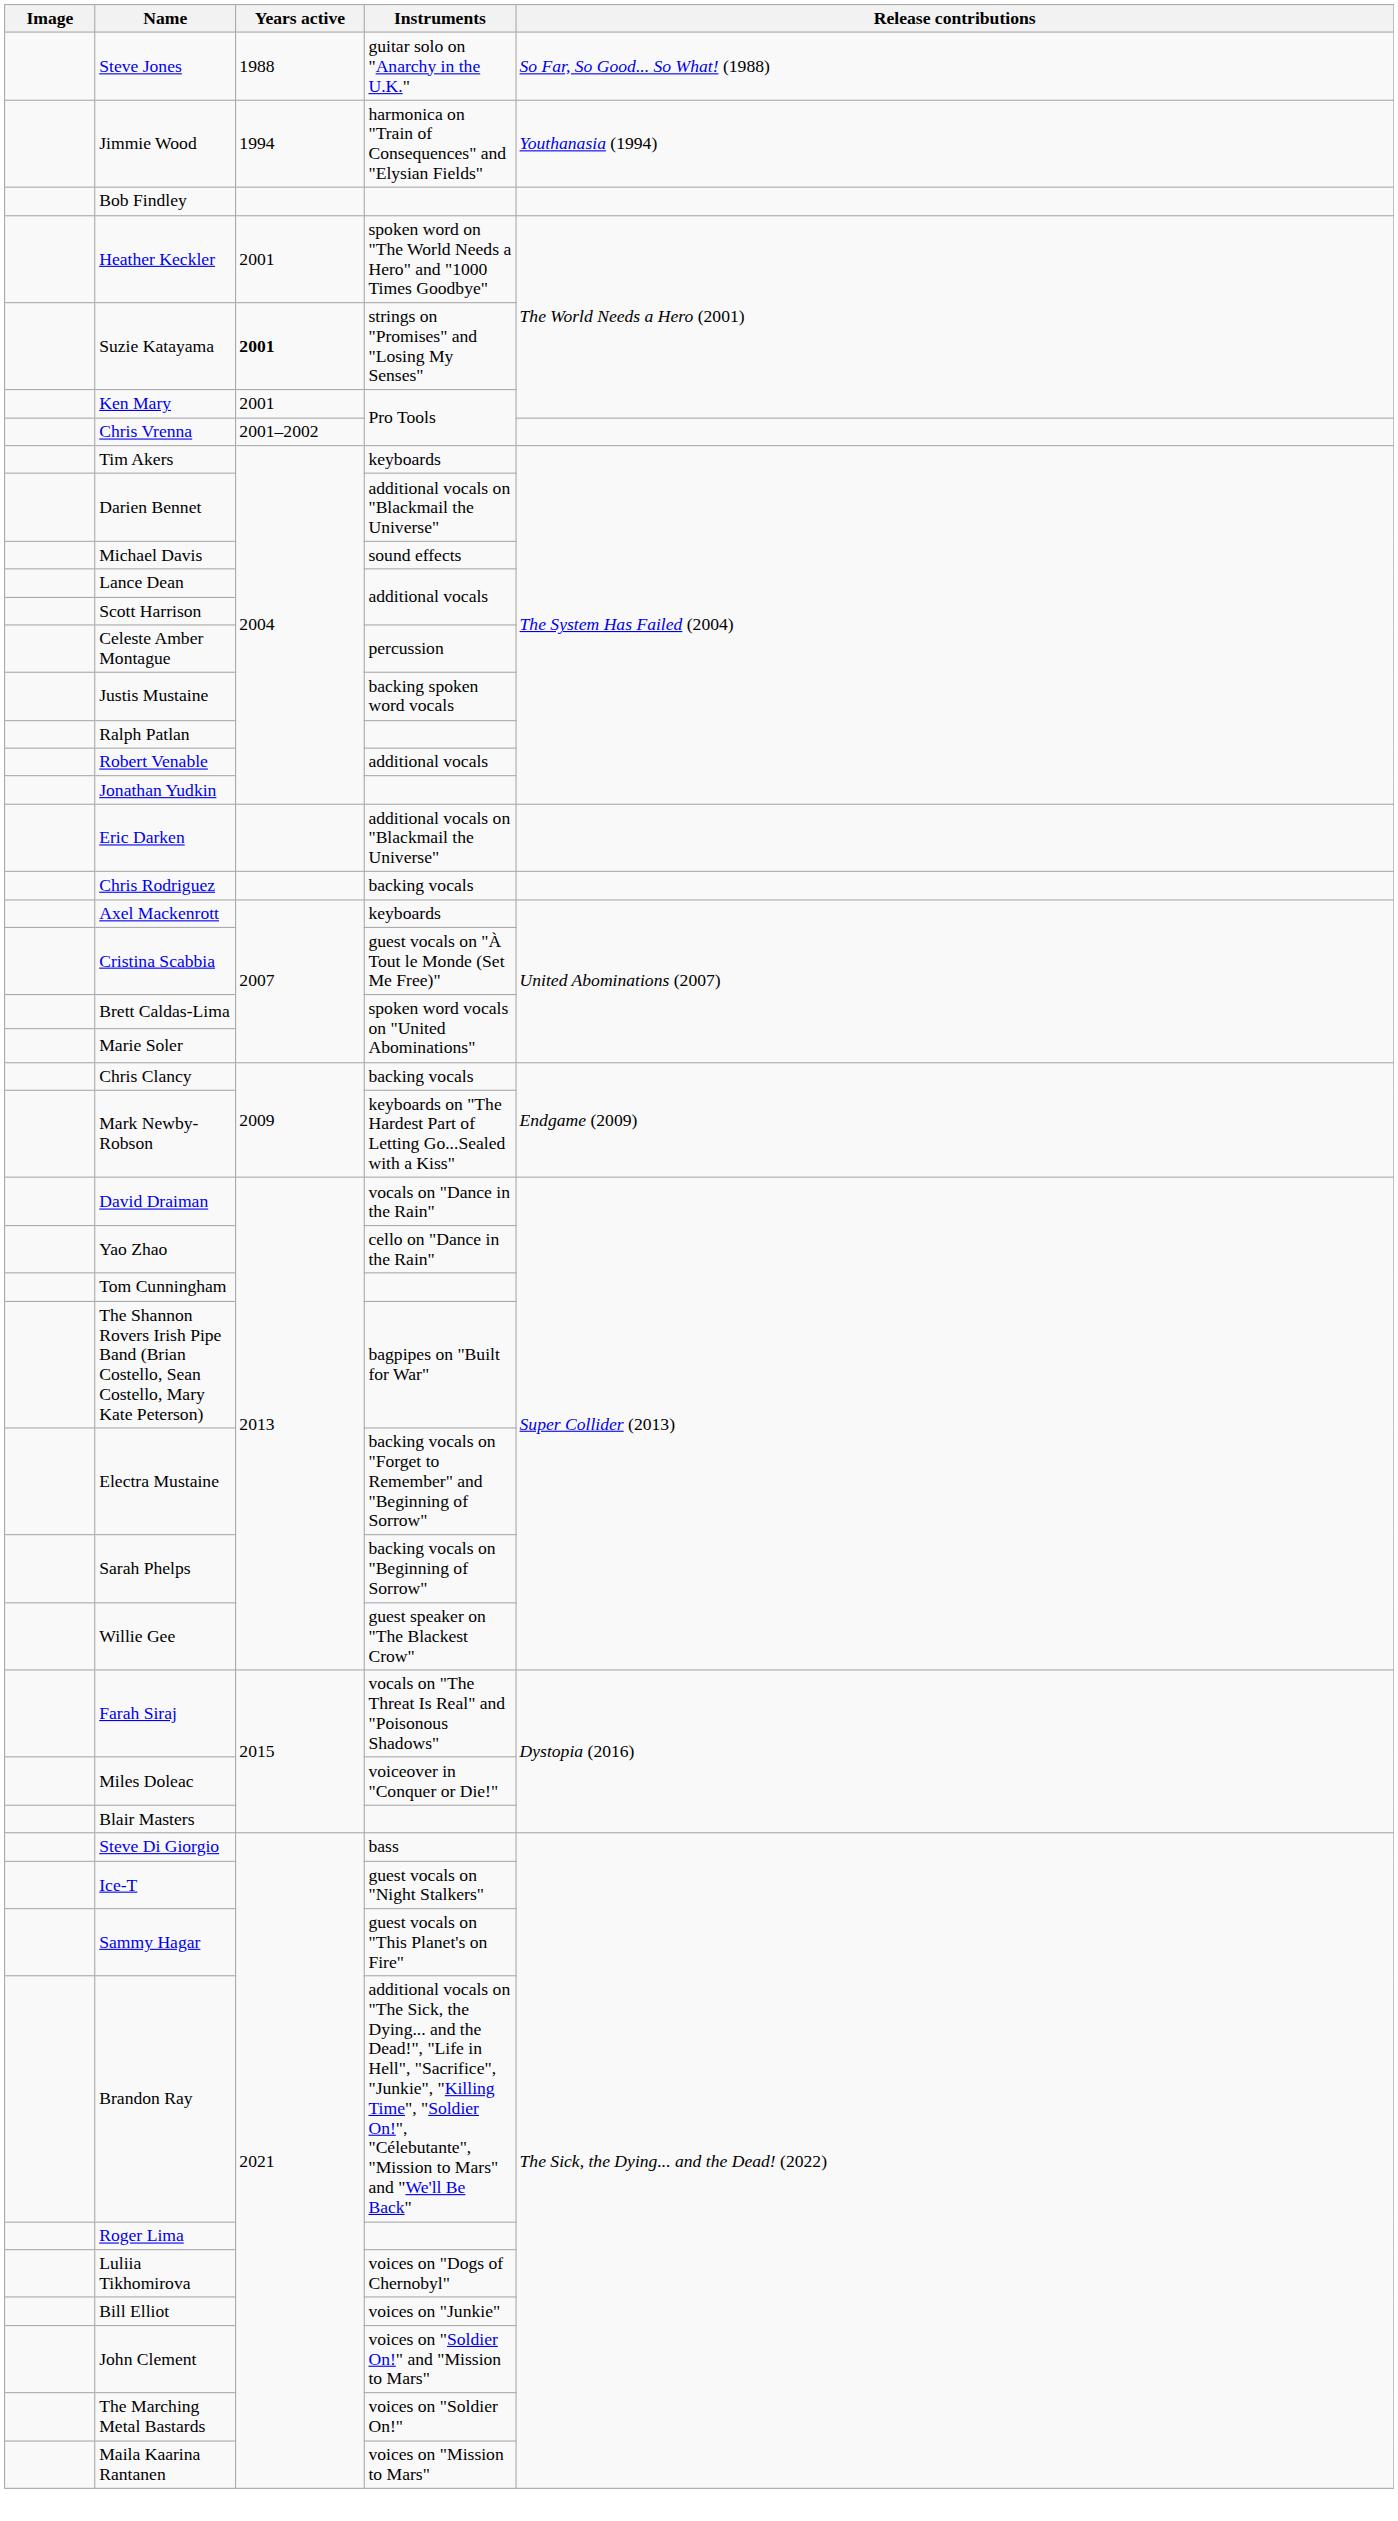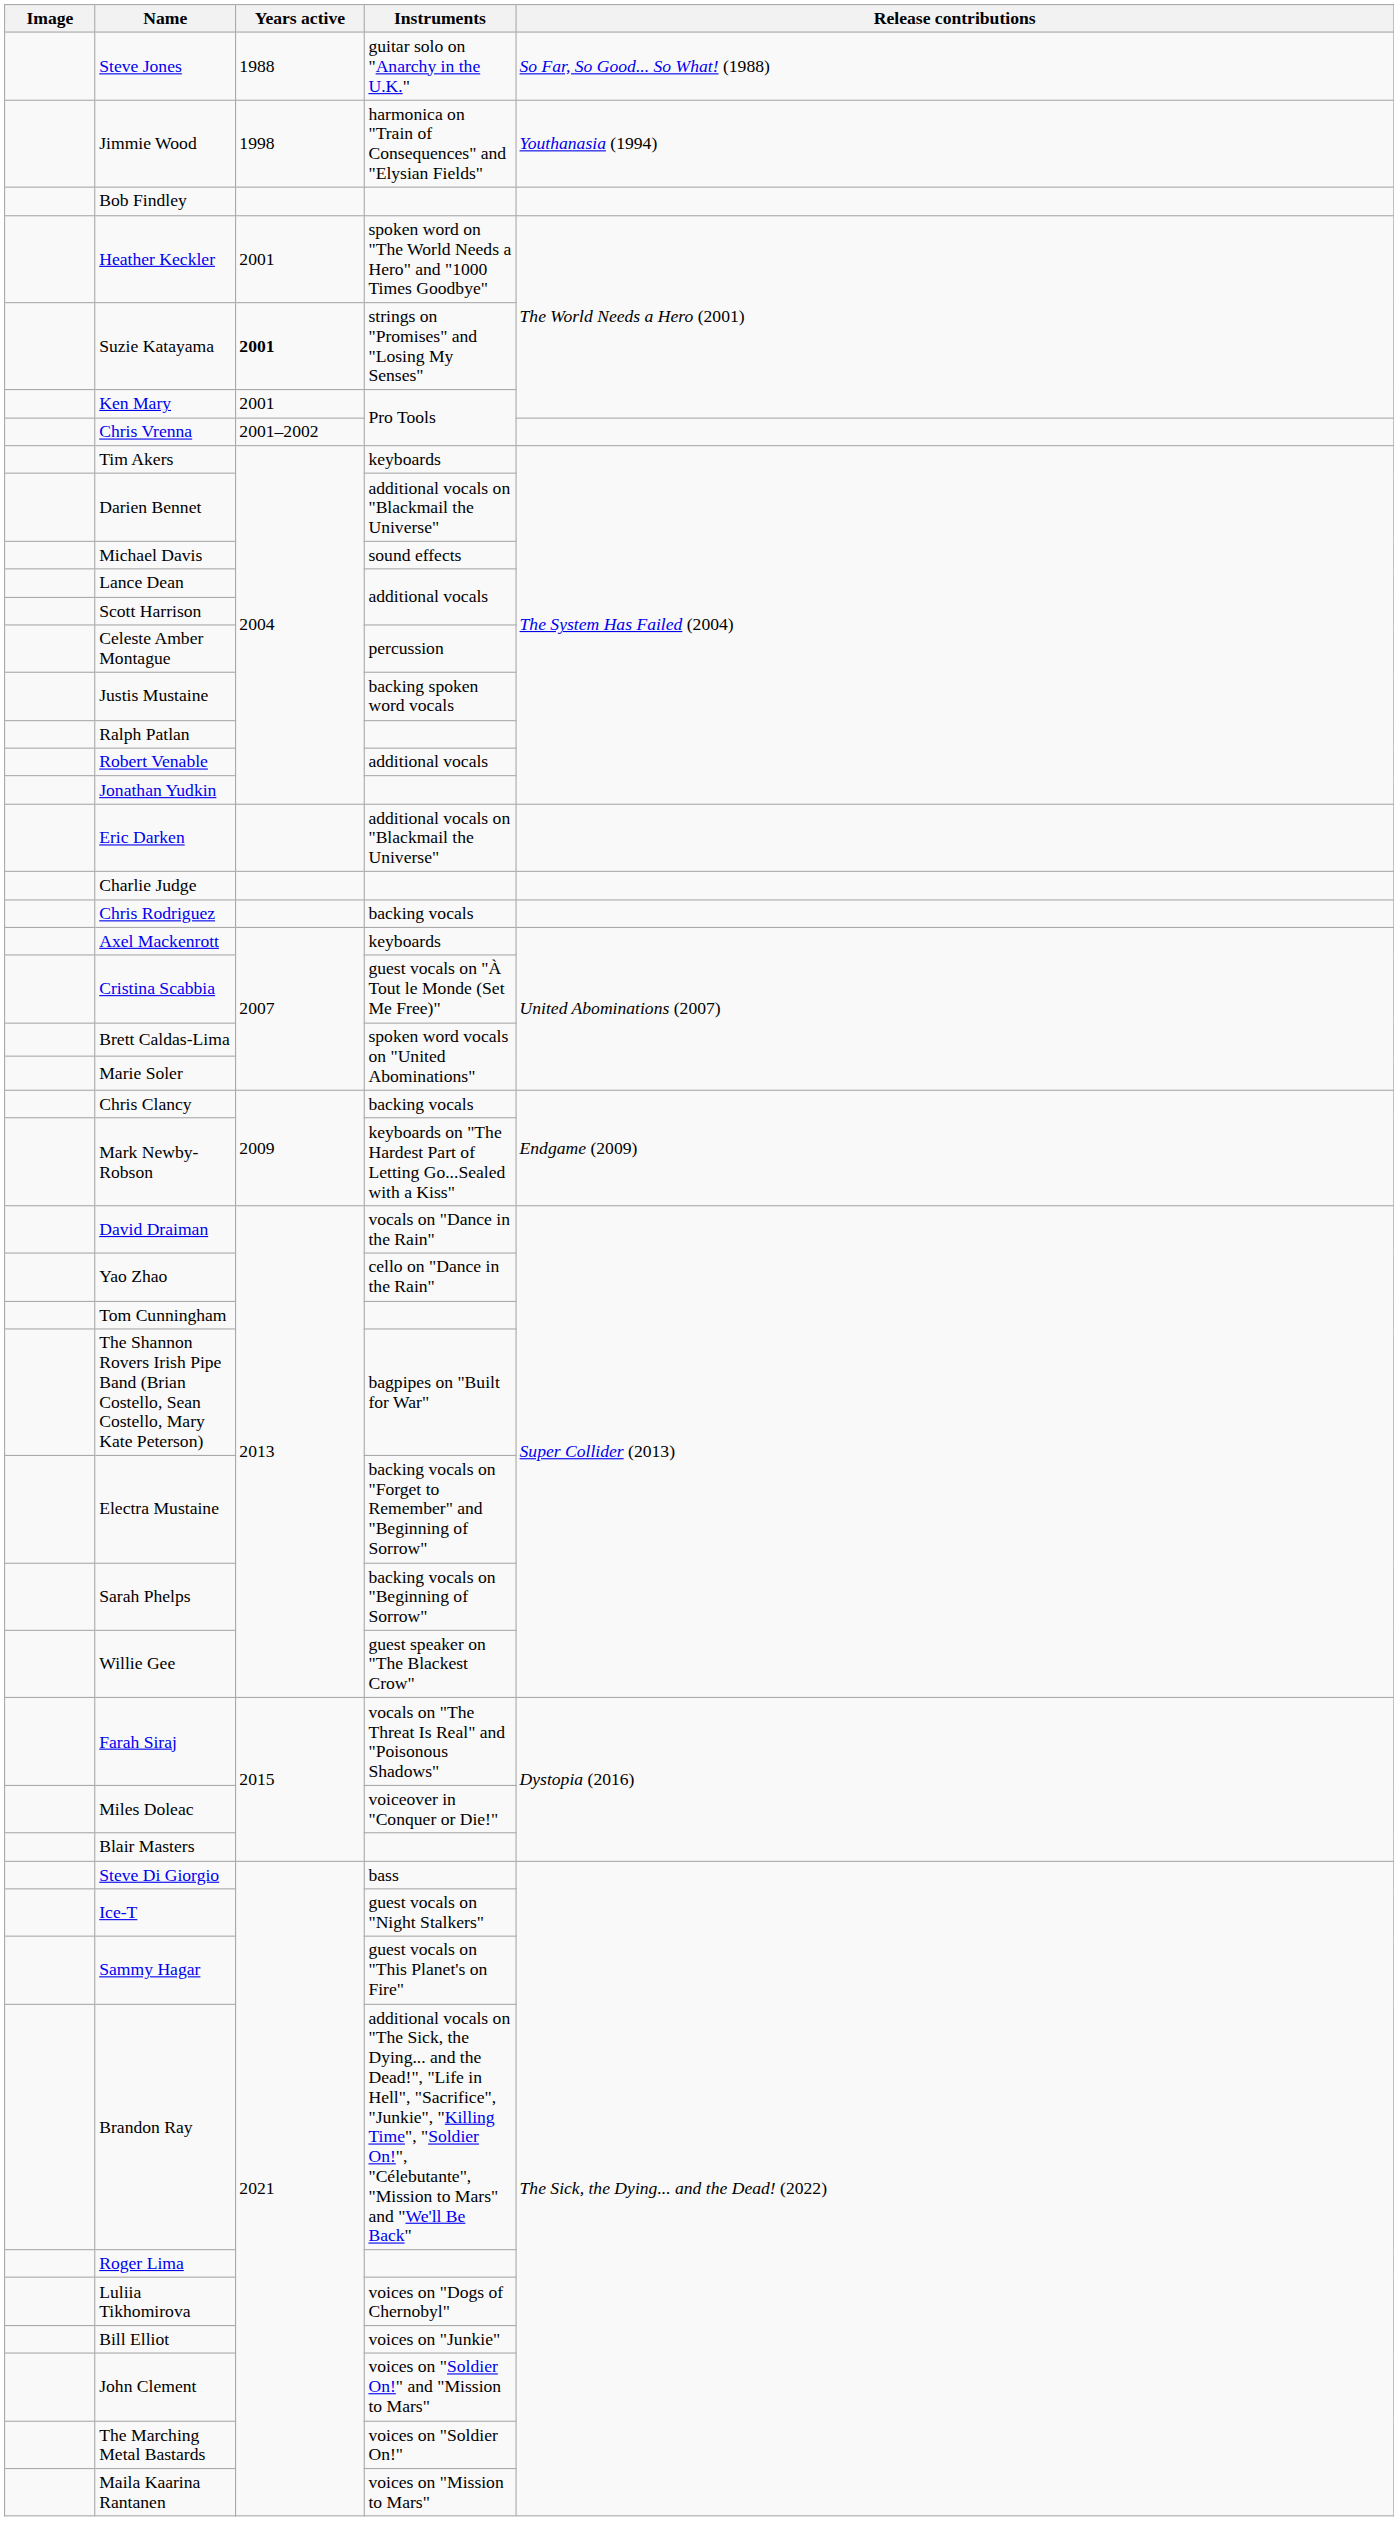(257, 143) 1994 -> (257, 143) 1998
+ row: (148, 885)
